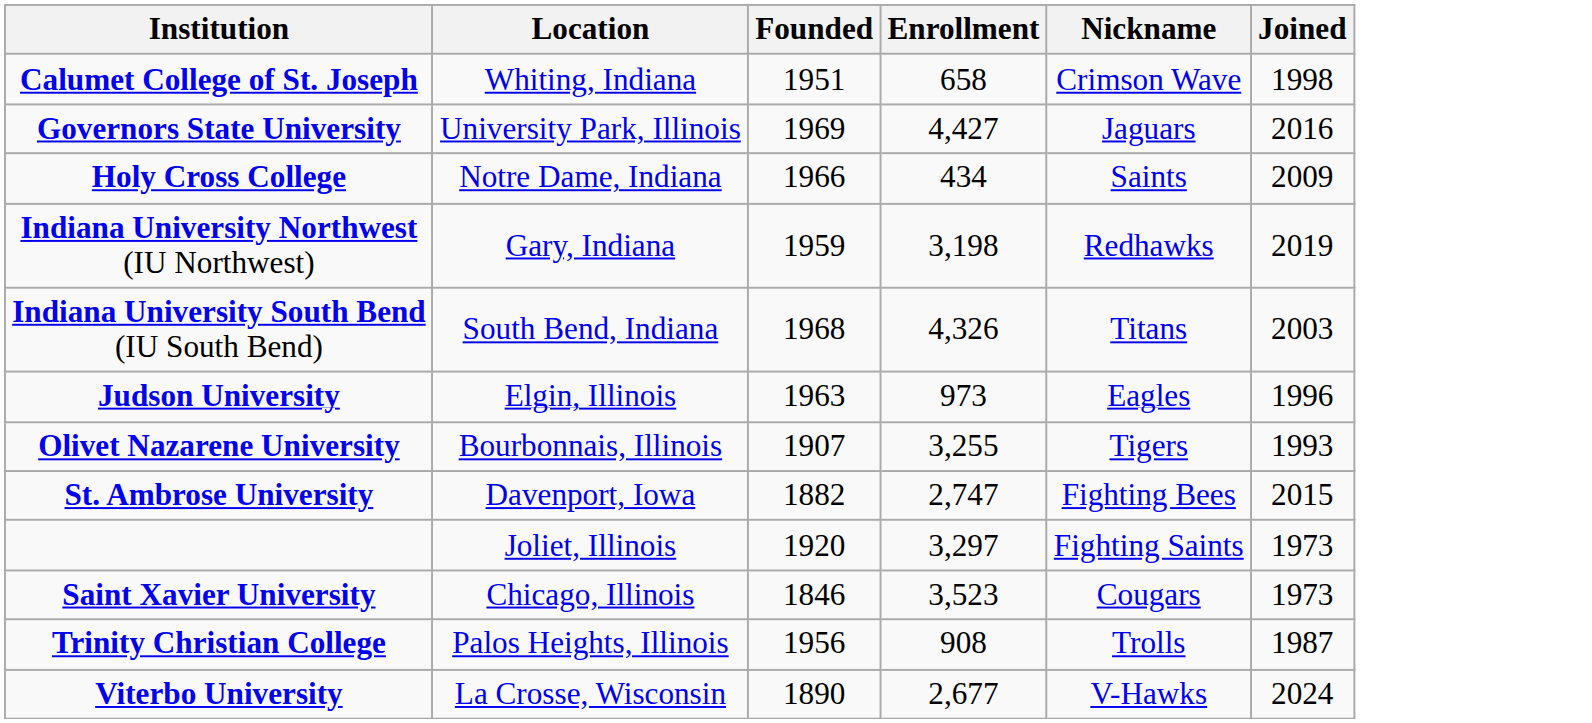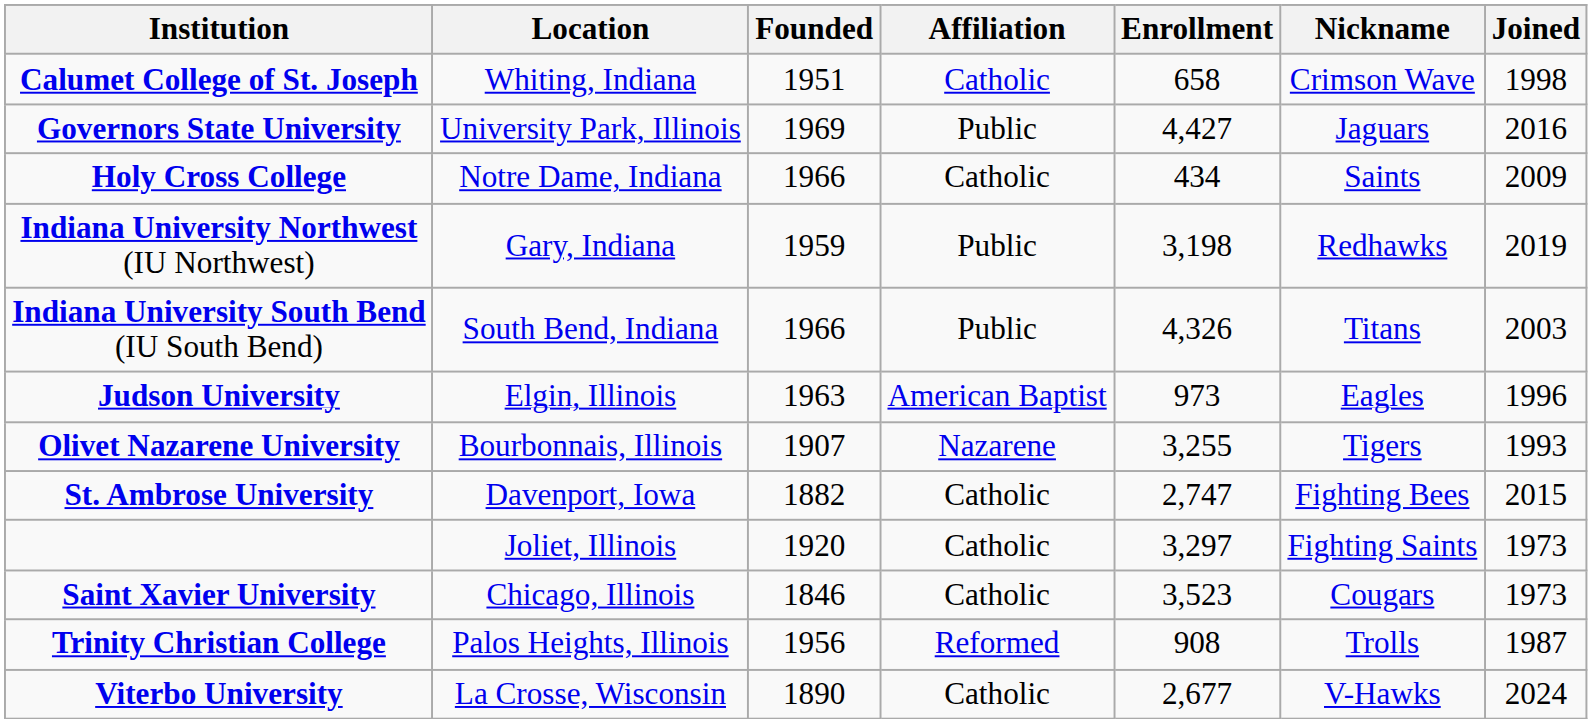+ column: (997, 29)
(814, 329) 1968 -> (814, 329) 1966
